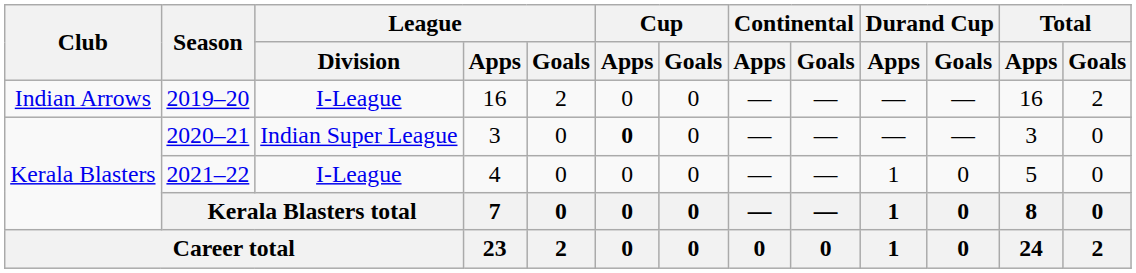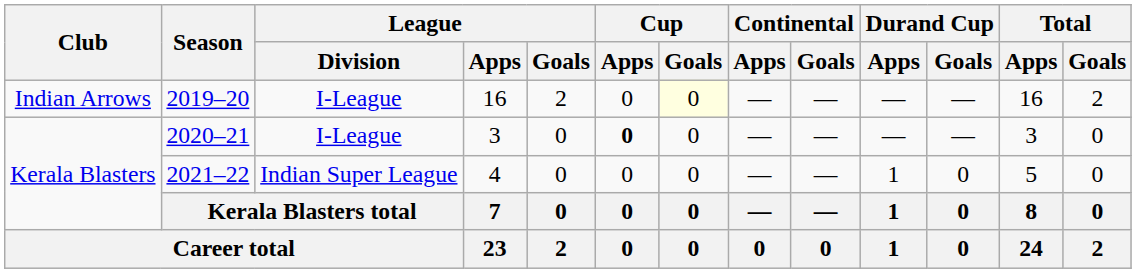(693, 98) no background -> (693, 98) lightyellow background
(359, 135) Indian Super League -> (359, 135) I-League
(359, 173) I-League -> (359, 173) Indian Super League
